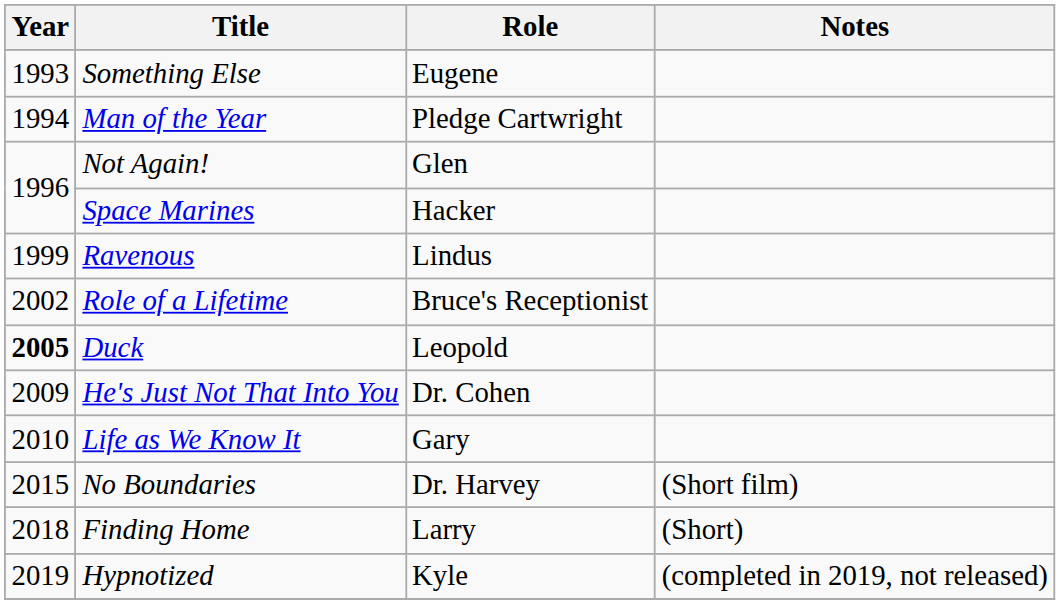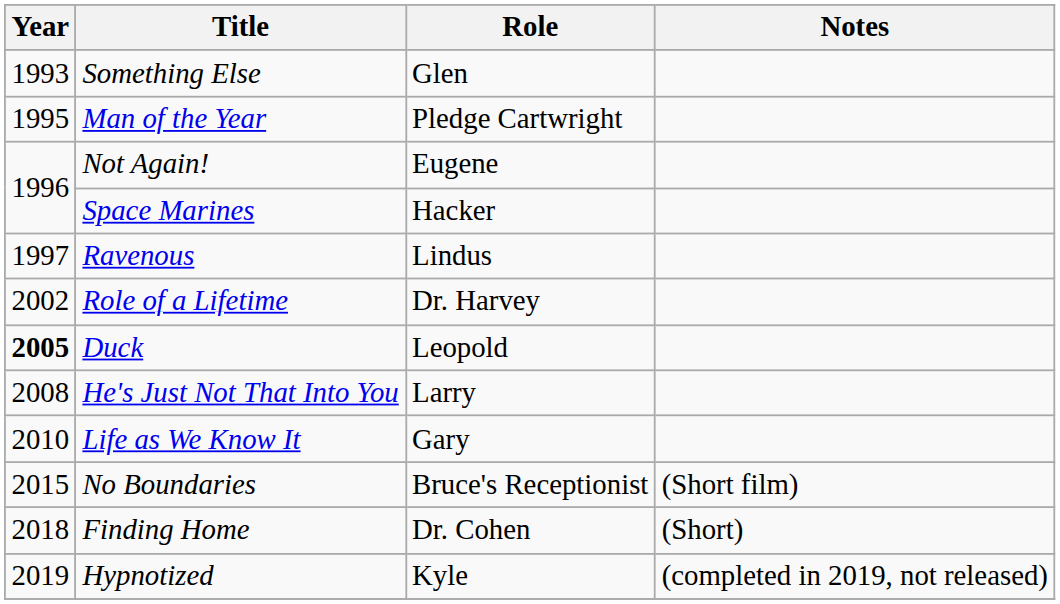(455, 73) Eugene -> (440, 73) Glen
(40, 118) 1994 -> (40, 118) 1995
(440, 164) Glen -> (455, 164) Eugene
(40, 255) 1999 -> (40, 255) 1997
(530, 301) Bruce's Receptionist -> (476, 301) Dr. Harvey
(40, 392) 2009 -> (40, 392) 2008
(471, 392) Dr. Cohen -> (444, 392) Larry
(476, 484) Dr. Harvey -> (530, 484) Bruce's Receptionist
(444, 529) Larry -> (471, 529) Dr. Cohen
